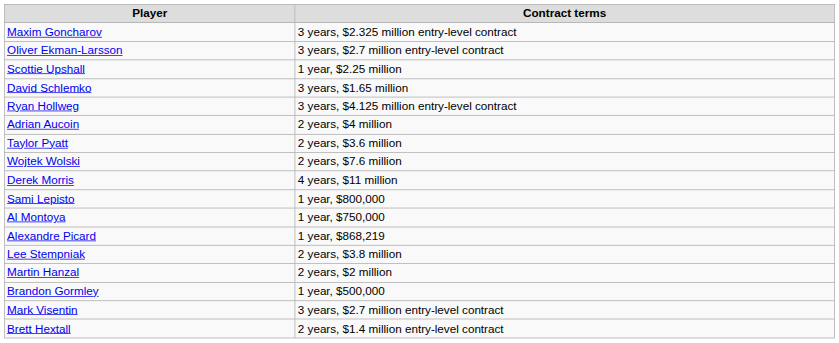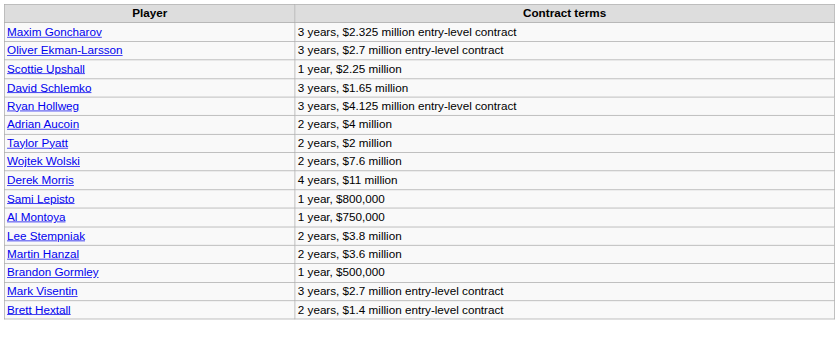(350, 143) 2 years, $3.6 million -> (345, 143) 2 years, $2 million
- row: (52, 236)
(345, 273) 2 years, $2 million -> (350, 254) 2 years, $3.6 million
